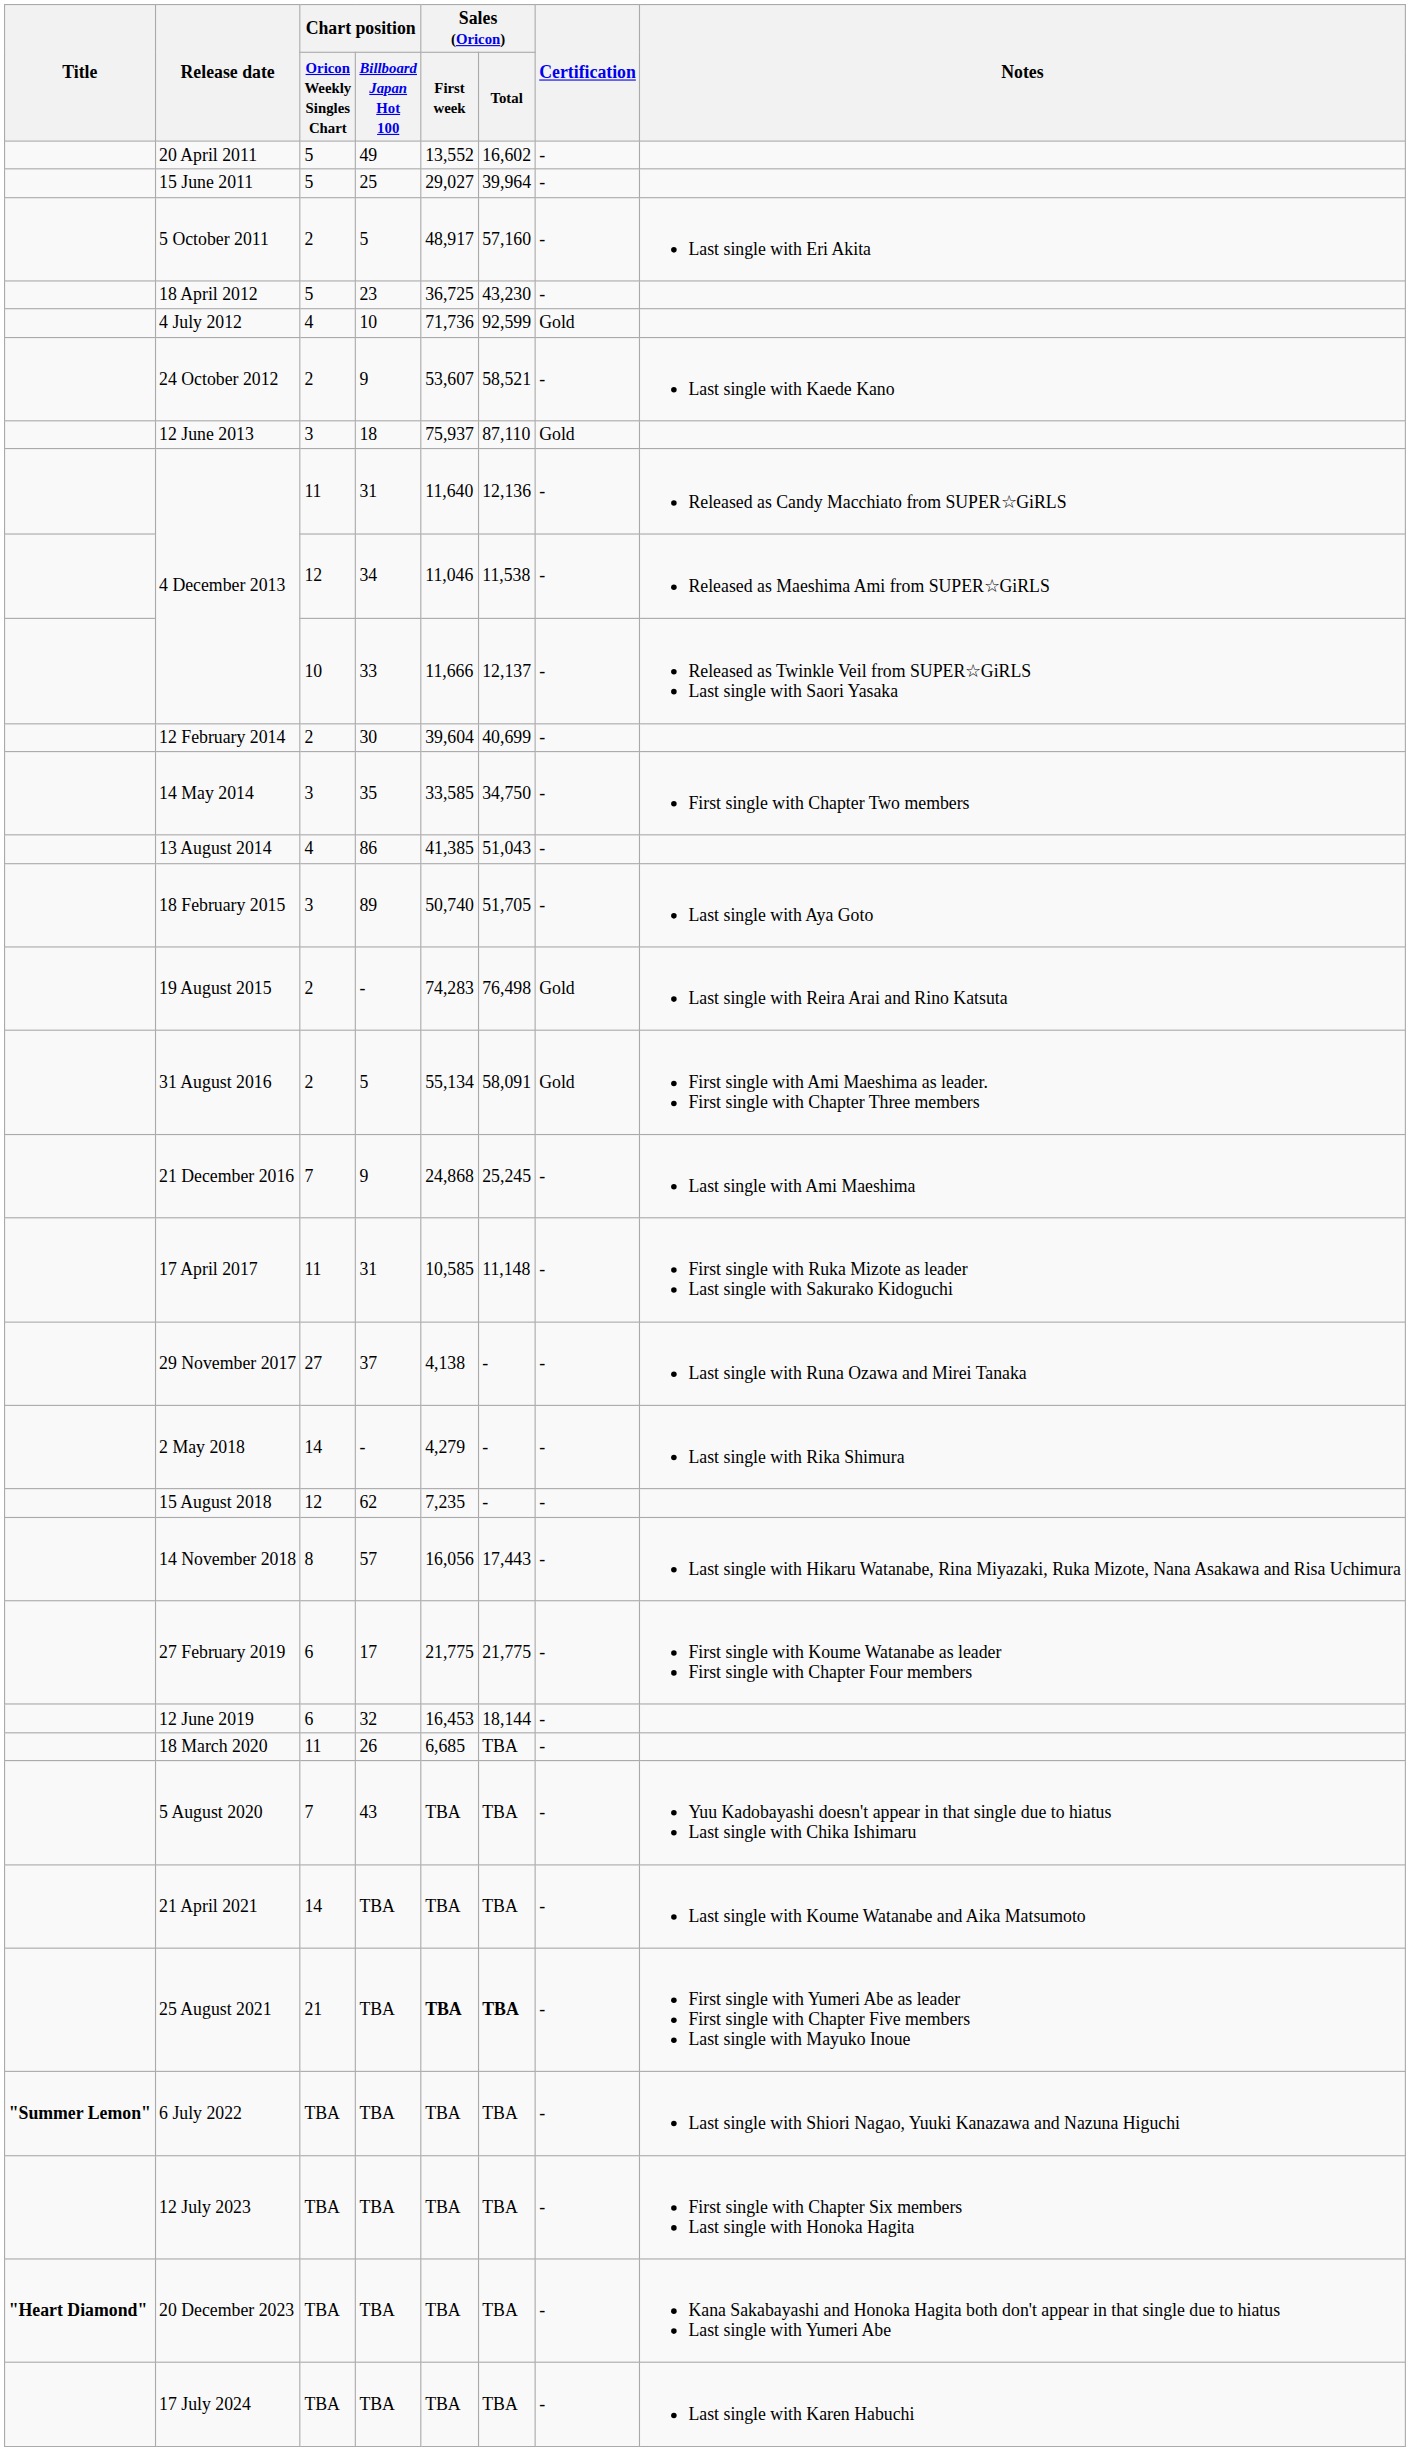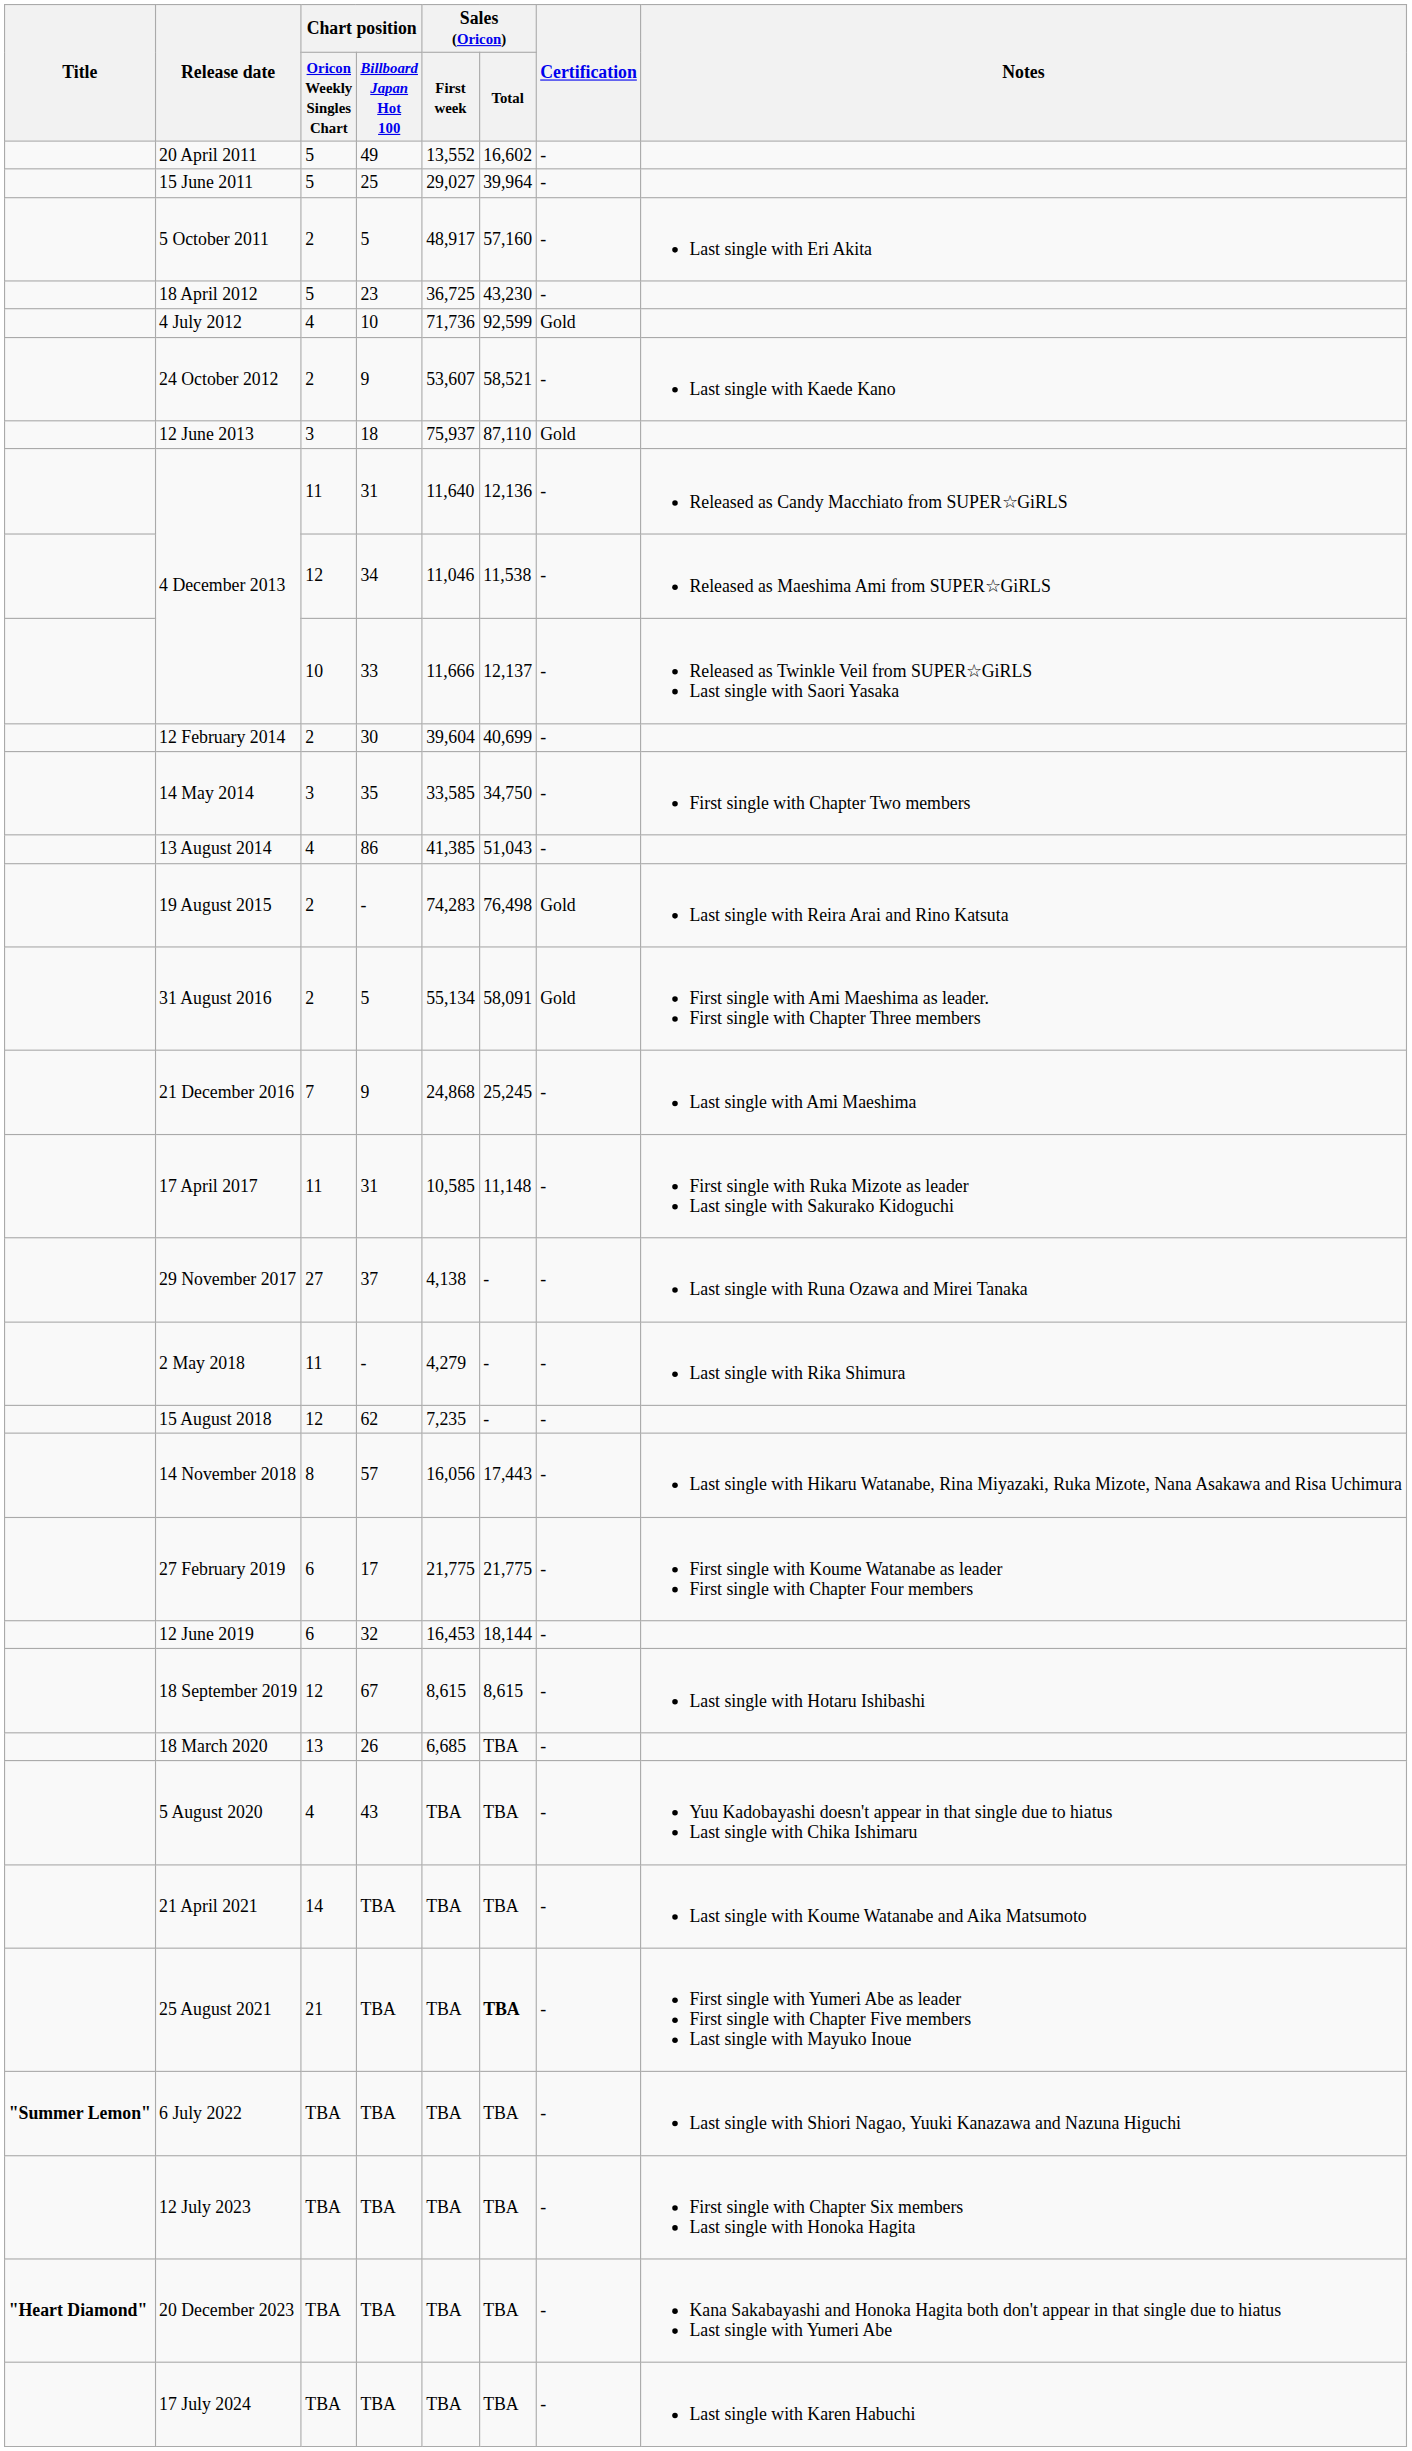- row: (222, 905)
(313, 1447) 14 -> (314, 1363) 11
+ row: (228, 1690)
(313, 1746) 11 -> (314, 1746) 13
(309, 1812) 7 -> (310, 1812) 4
(443, 2009) bold -> (444, 2009) normal
